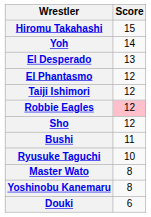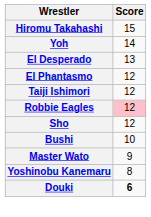(129, 140) 11 -> (129, 140) 10
- row: (59, 156)
(129, 172) 8 -> (129, 156) 9
(129, 204) normal -> (129, 188) bold
